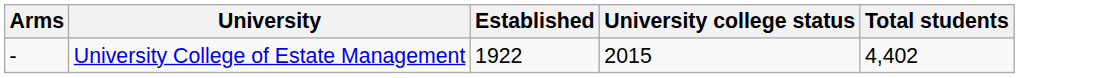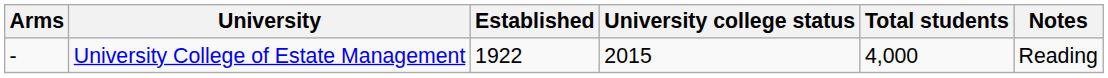+ column: (1058, 21)
(892, 55) 4,402 -> (892, 55) 4,000
